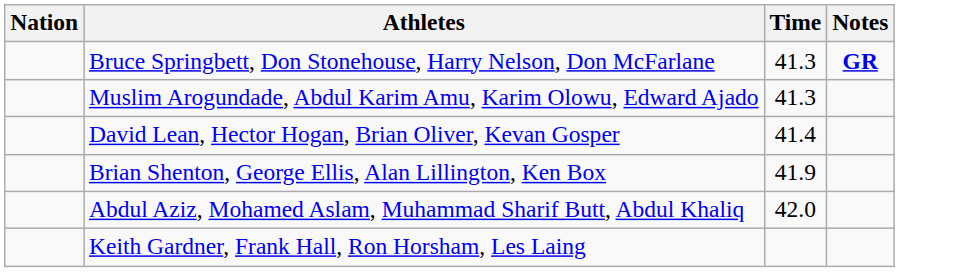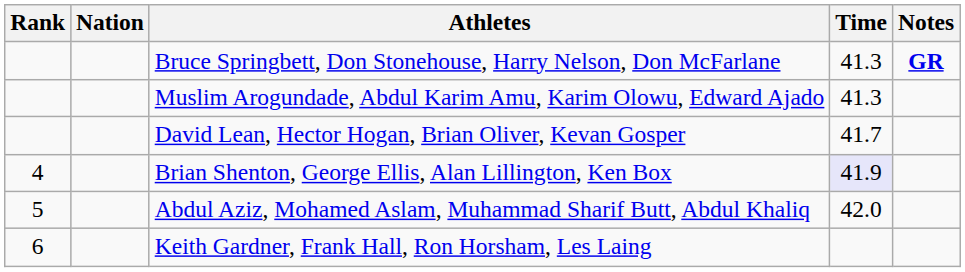+ column: (38, 23)
(795, 135) 41.4 -> (861, 135) 41.7
(795, 172) no background -> (861, 172) lavender background
